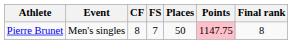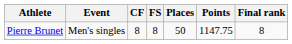(155, 30) 7 -> (155, 30) 8
(216, 30) pink background -> (216, 30) no background
